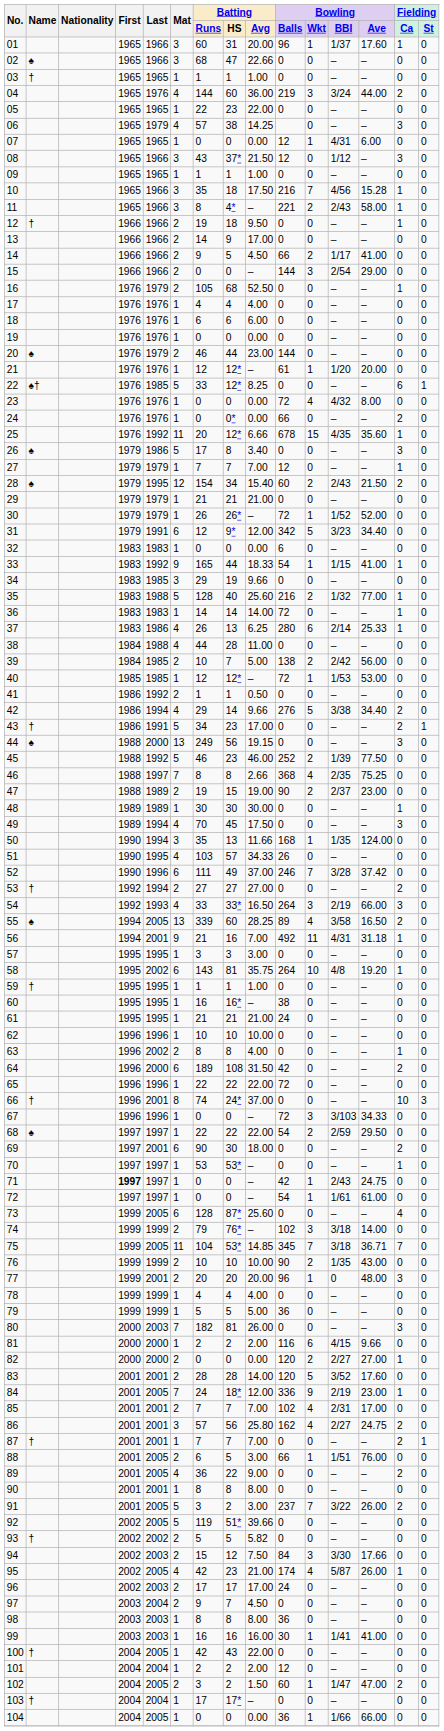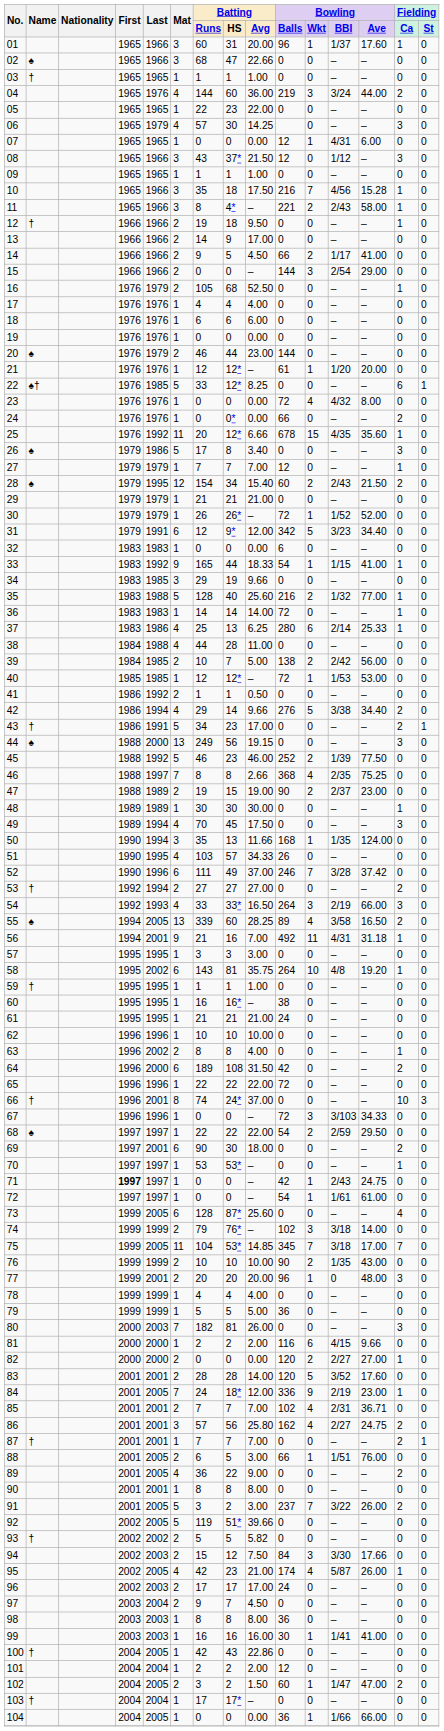(232, 126) 38 -> (232, 126) 30
(201, 629) 26 -> (201, 629) 25
(374, 1246) 36.71 -> (374, 1246) 17.00
(374, 1409) 17.00 -> (374, 1409) 36.71
(260, 1652) 22.00 -> (260, 1652) 22.86
